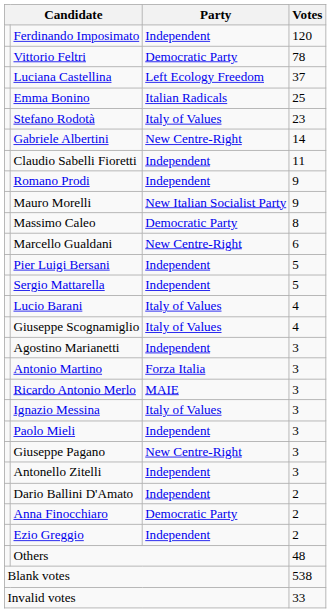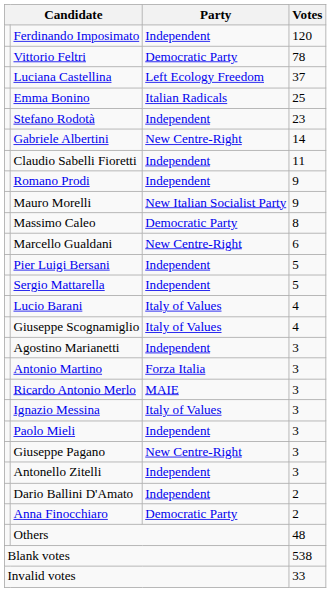(183, 118) Italy of Values -> (178, 118) Independent
- row: (49, 535)
